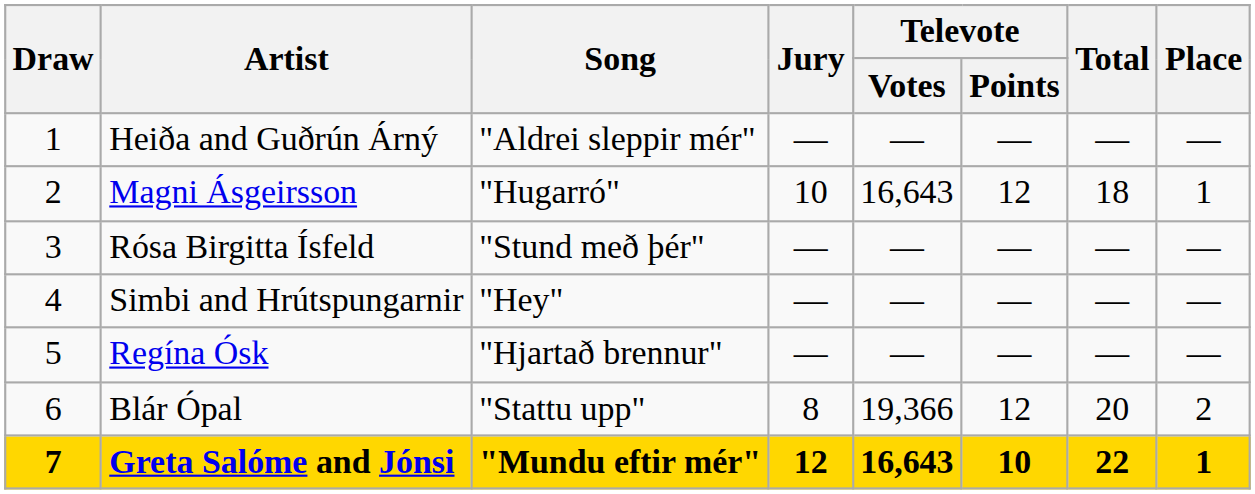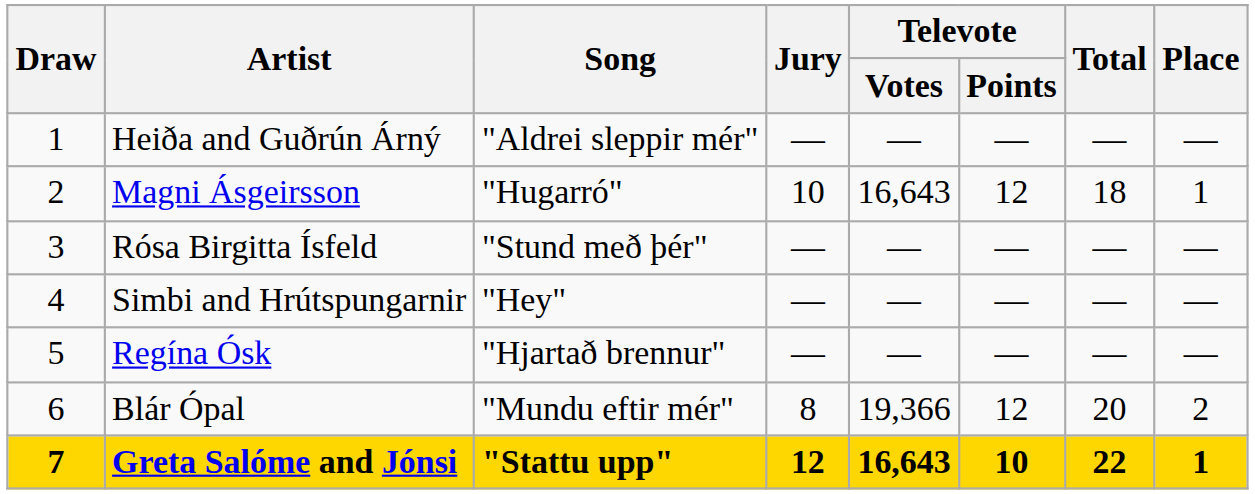(562, 407) "Stattu upp" -> (608, 407) "Mundu eftir mér"
(620, 461) "Mundu eftir mér" -> (578, 461) "Stattu upp"
